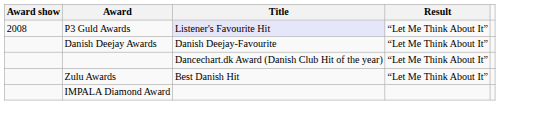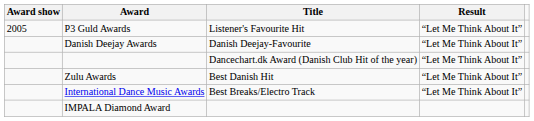(17, 28) 2008 -> (17, 28) 2005
(223, 28) lavender background -> (257, 28) no background
+ row: (135, 92)
